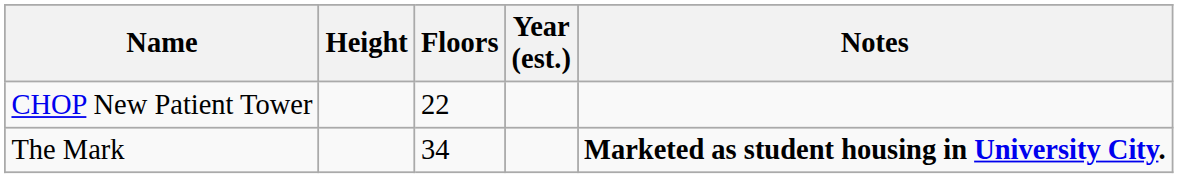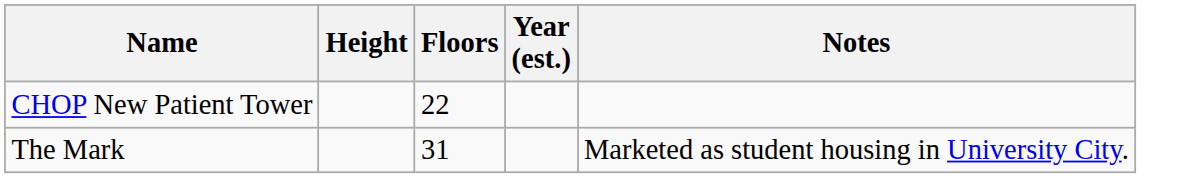(435, 149) 34 -> (435, 149) 31
(875, 149) bold -> (856, 149) normal
